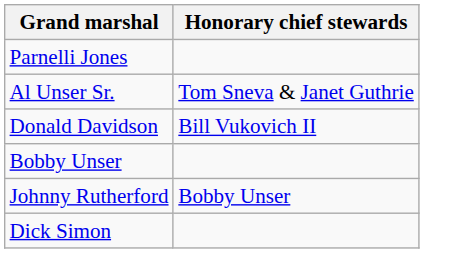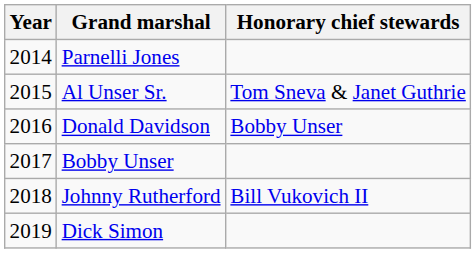+ column: (31, 22)
(247, 126) Bill Vukovich II -> (286, 126) Bobby Unser
(234, 196) Bobby Unser -> (299, 196) Bill Vukovich II
